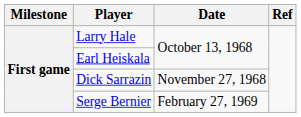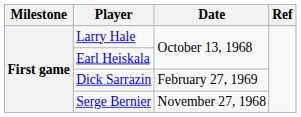(212, 79) November 27, 1968 -> (208, 79) February 27, 1969
(208, 101) February 27, 1969 -> (212, 101) November 27, 1968
